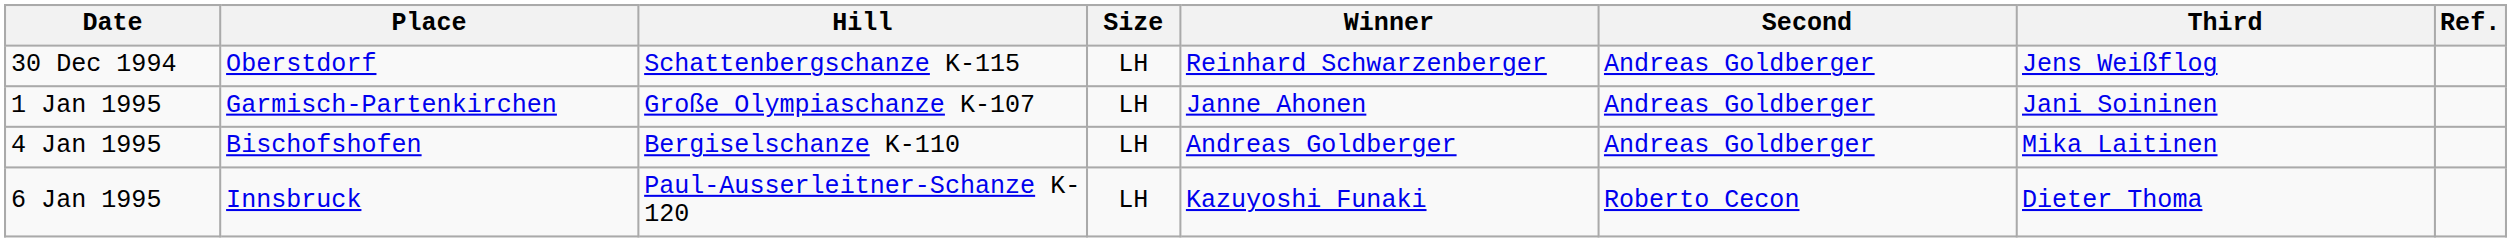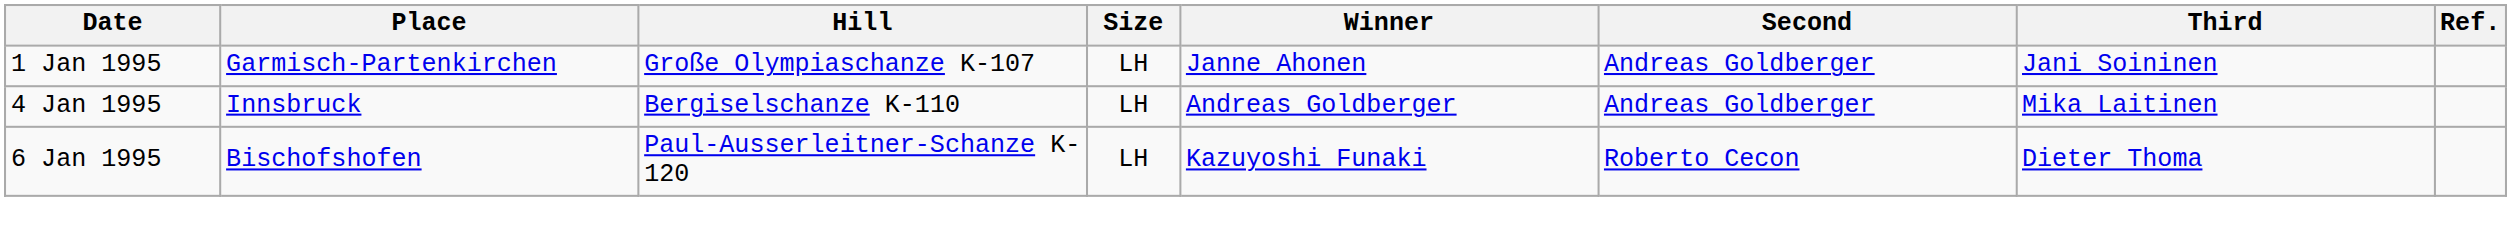- row: (94, 66)
(324, 147) Bischofshofen -> (294, 107) Innsbruck
(294, 202) Innsbruck -> (324, 161) Bischofshofen
